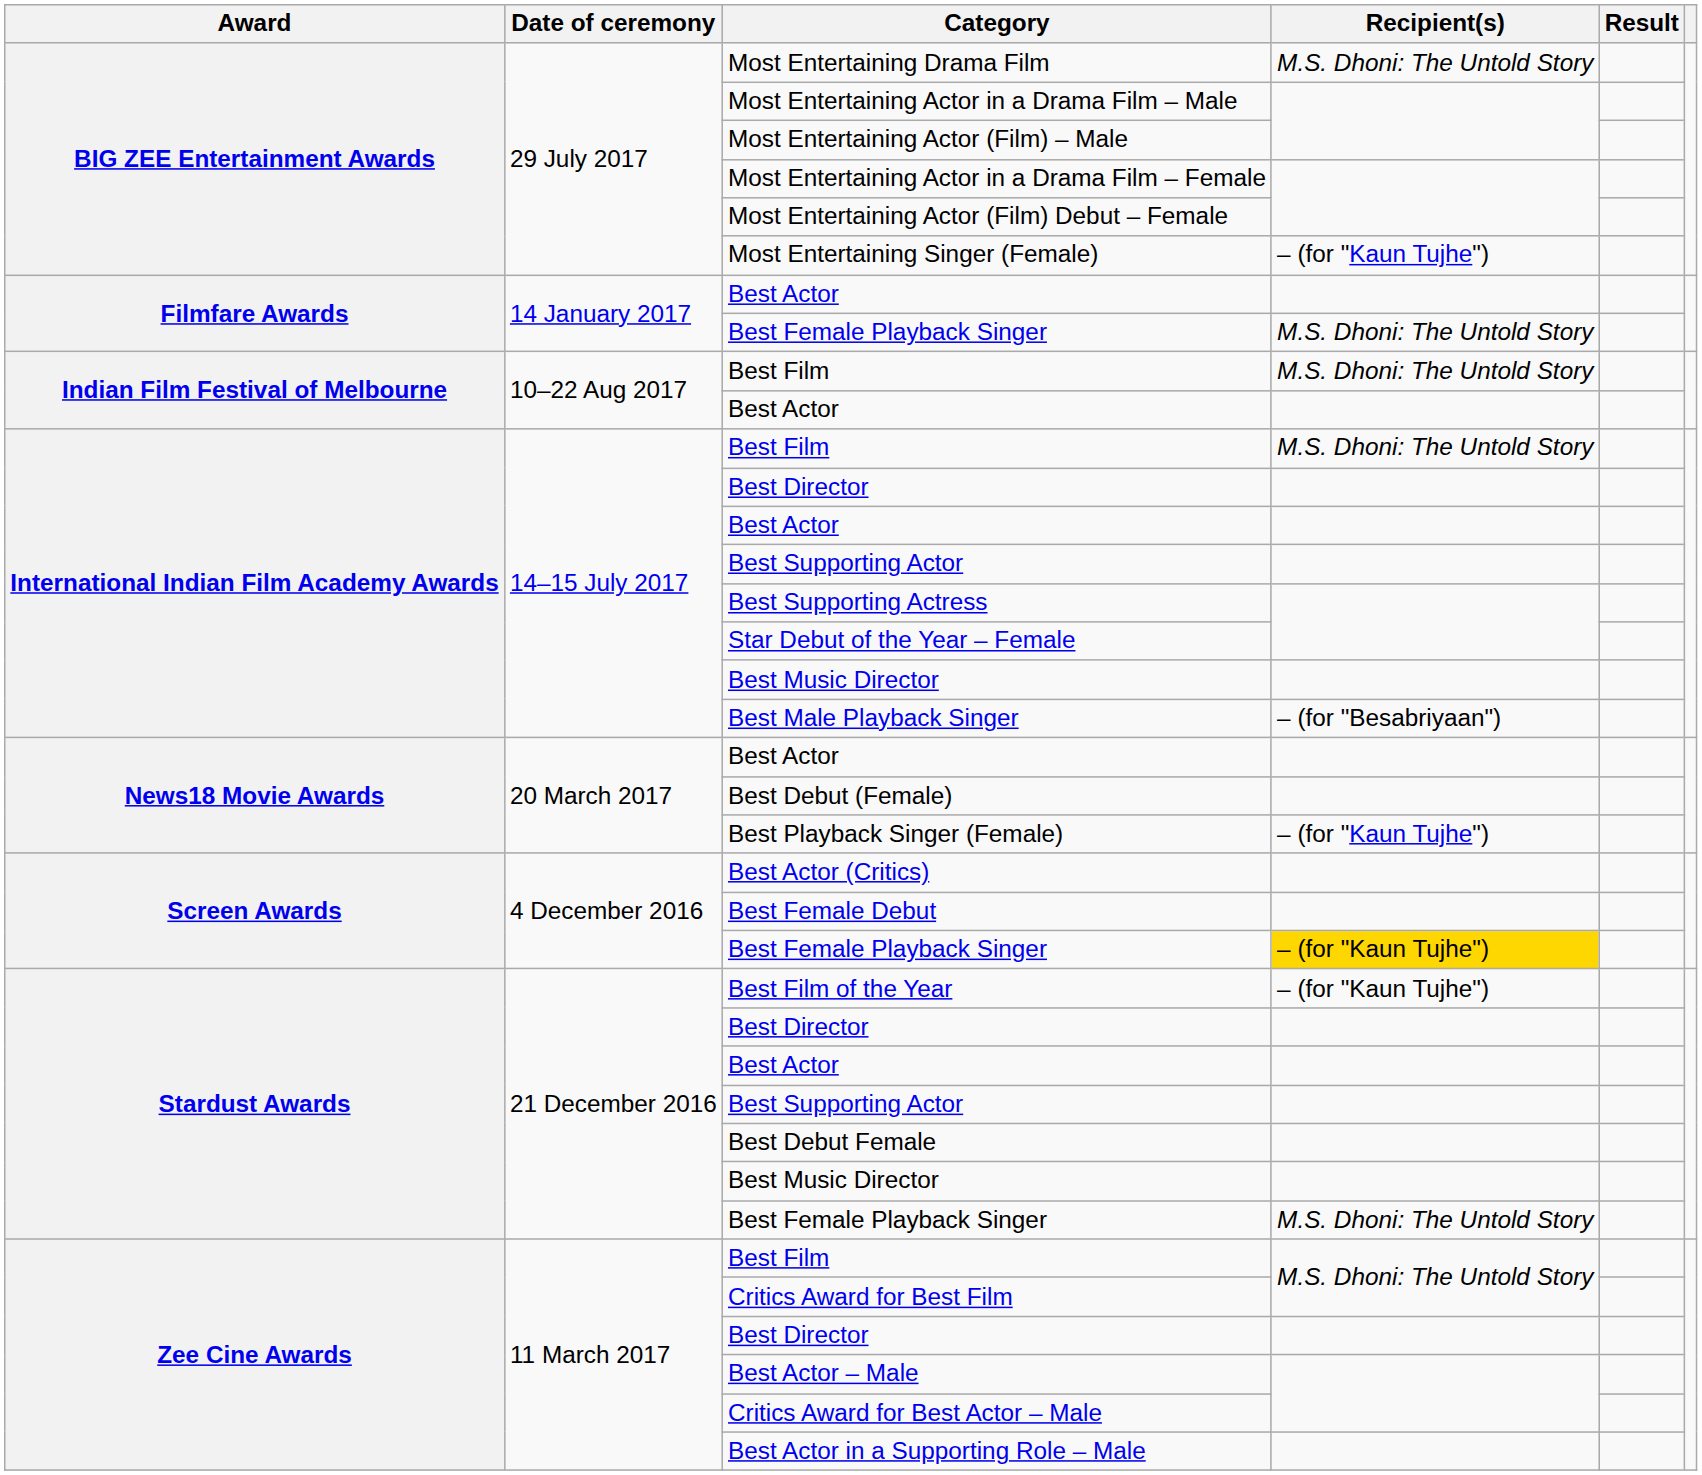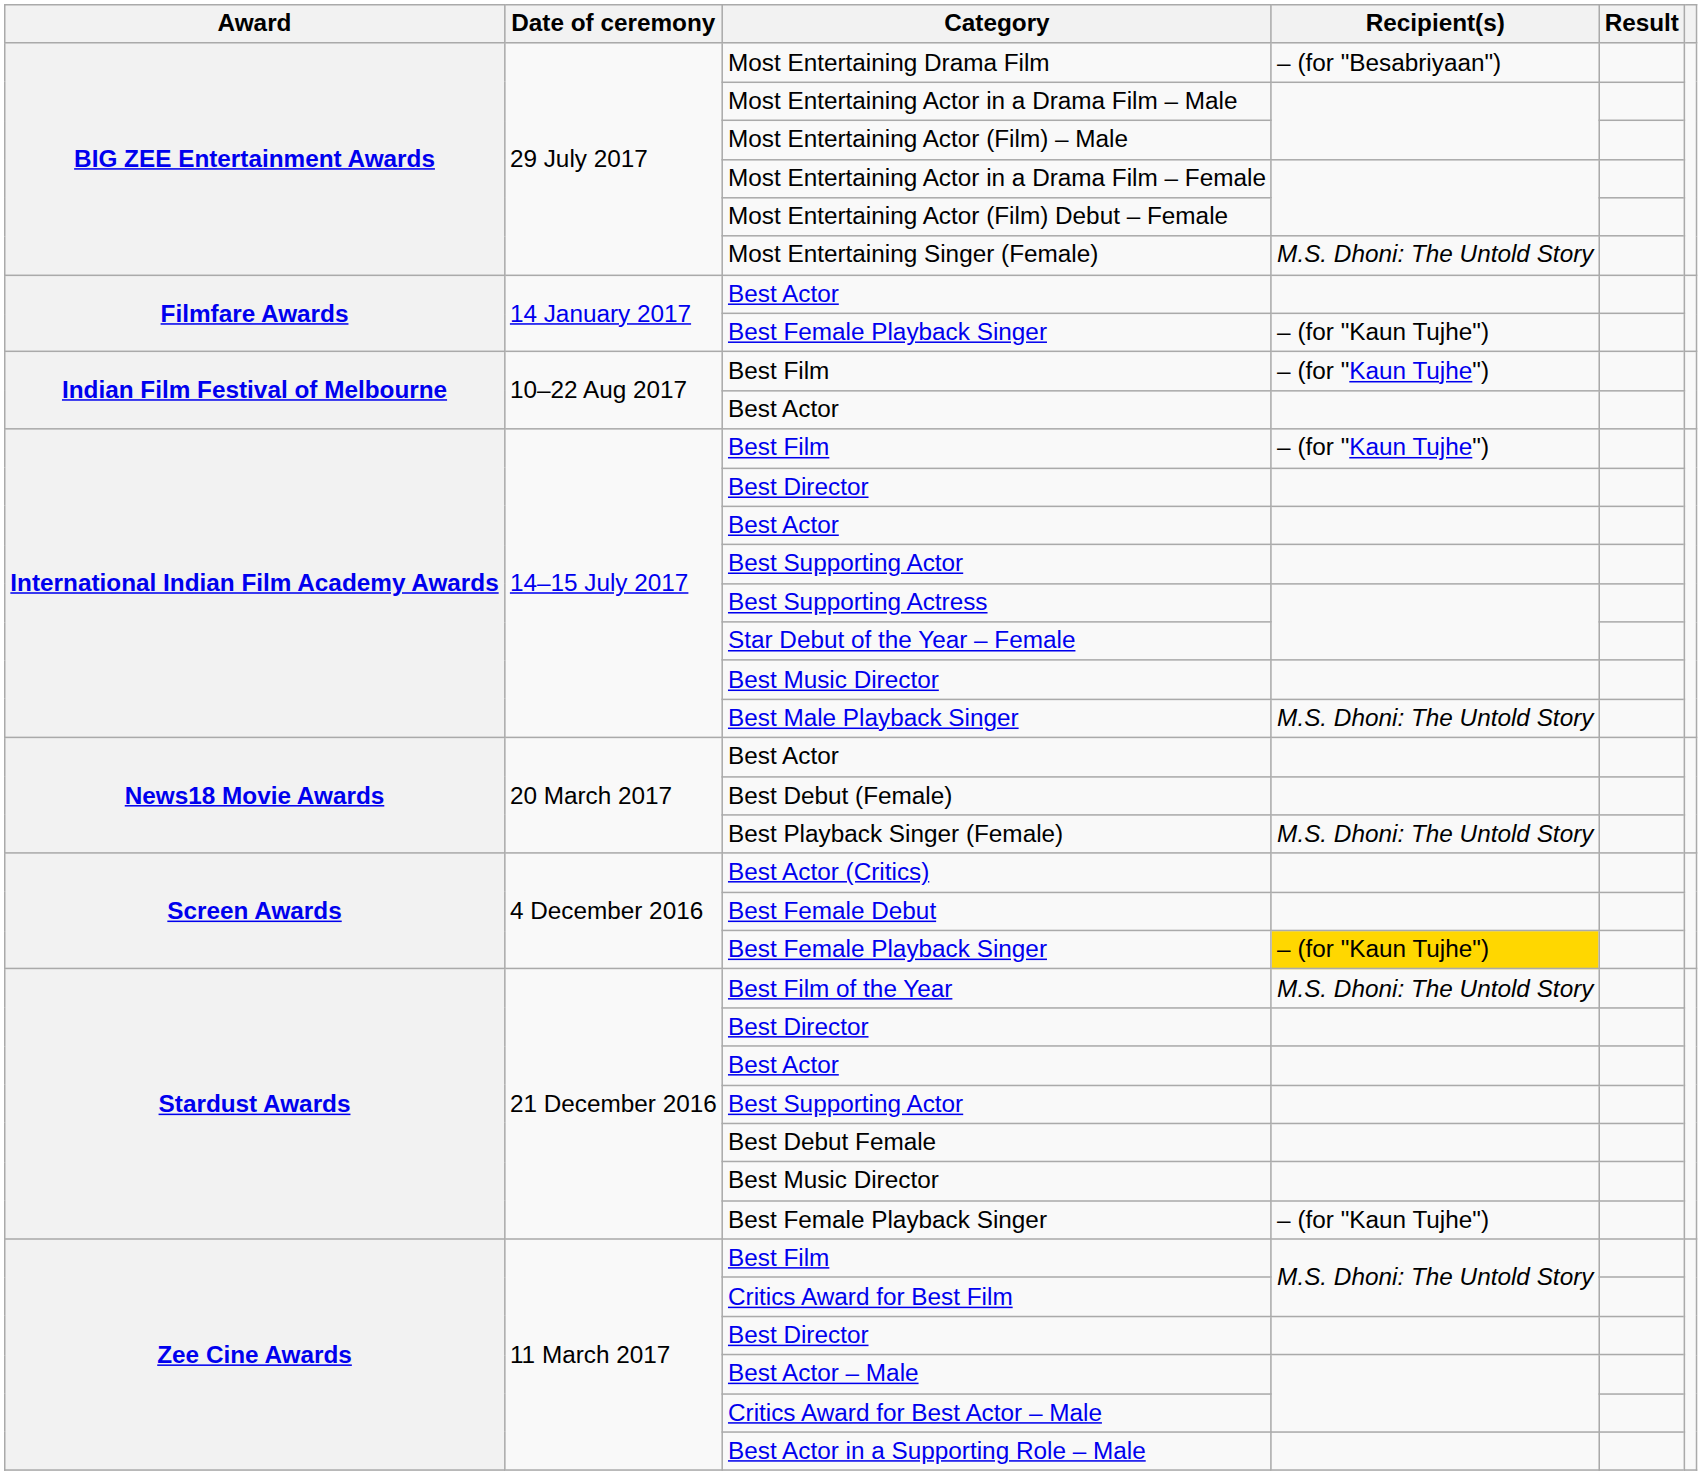(1435, 62) M.S. Dhoni: The Untold Story -> (1389, 62) – (for "Besabriyaan")
(1383, 255) – (for "Kaun Tujhe") -> (1435, 255) M.S. Dhoni: The Untold Story
(1435, 332) M.S. Dhoni: The Untold Story -> (1383, 332) – (for "Kaun Tujhe")
(1435, 370) M.S. Dhoni: The Untold Story -> (1383, 370) – (for "Kaun Tujhe")
(1435, 448) M.S. Dhoni: The Untold Story -> (1383, 448) – (for "Kaun Tujhe")
(1389, 718) – (for "Besabriyaan") -> (1435, 718) M.S. Dhoni: The Untold Story
(1383, 833) – (for "Kaun Tujhe") -> (1435, 833) M.S. Dhoni: The Untold Story
(1383, 988) – (for "Kaun Tujhe") -> (1435, 988) M.S. Dhoni: The Untold Story
(1435, 1219) M.S. Dhoni: The Untold Story -> (1383, 1219) – (for "Kaun Tujhe")
